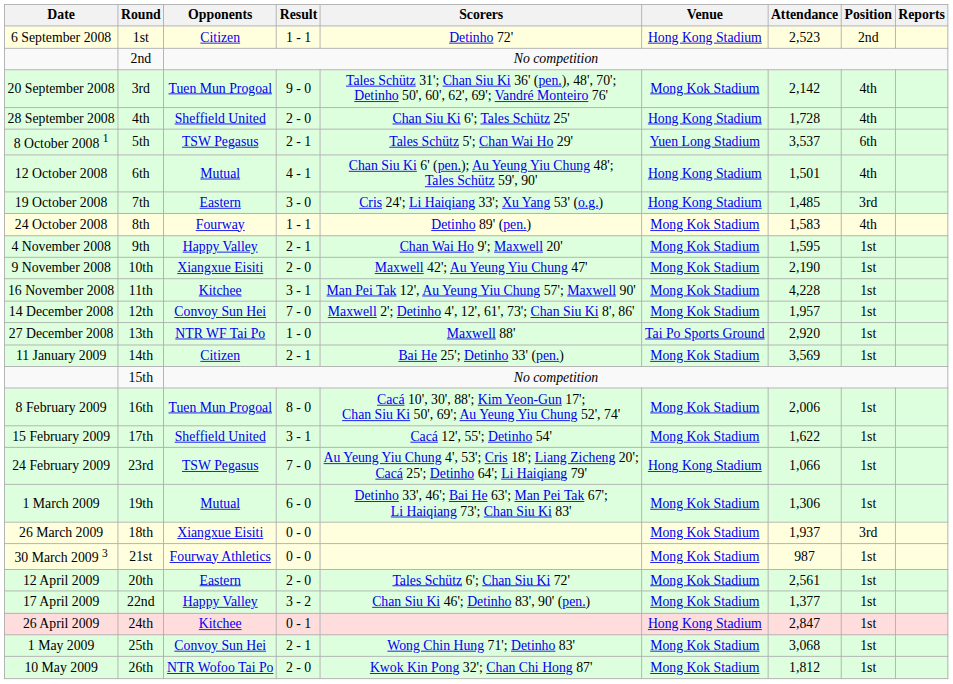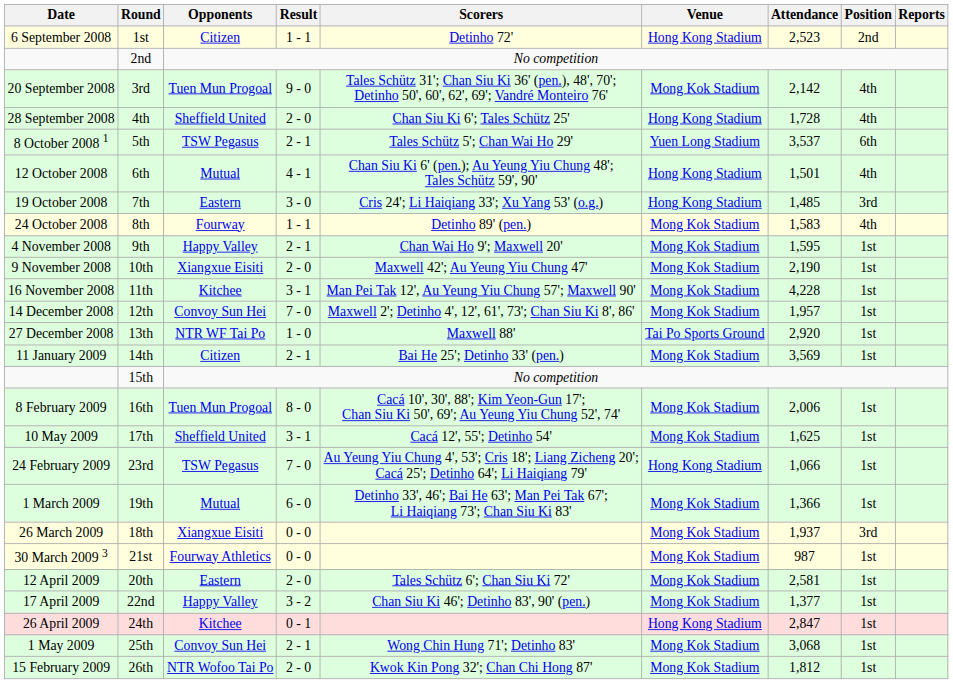(61, 436) 15 February 2009 -> (61, 436) 10 May 2009
(805, 436) 1,622 -> (805, 436) 1,625
(805, 503) 1,306 -> (805, 503) 1,366
(805, 580) 2,561 -> (805, 580) 2,581
(61, 667) 10 May 2009 -> (61, 667) 15 February 2009
